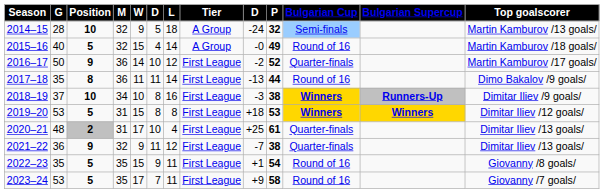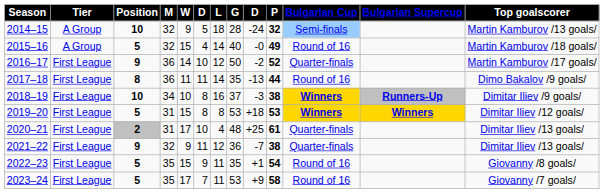columns swapped: (212, 12) <-> (59, 12)
